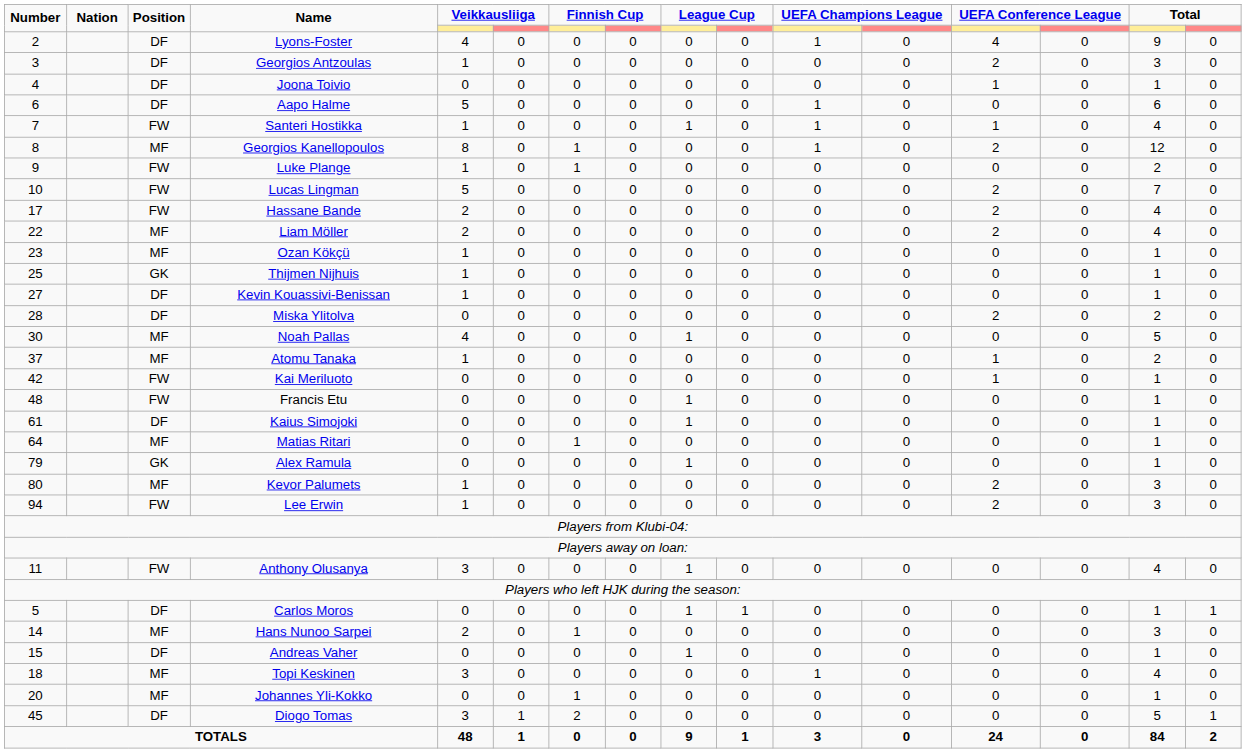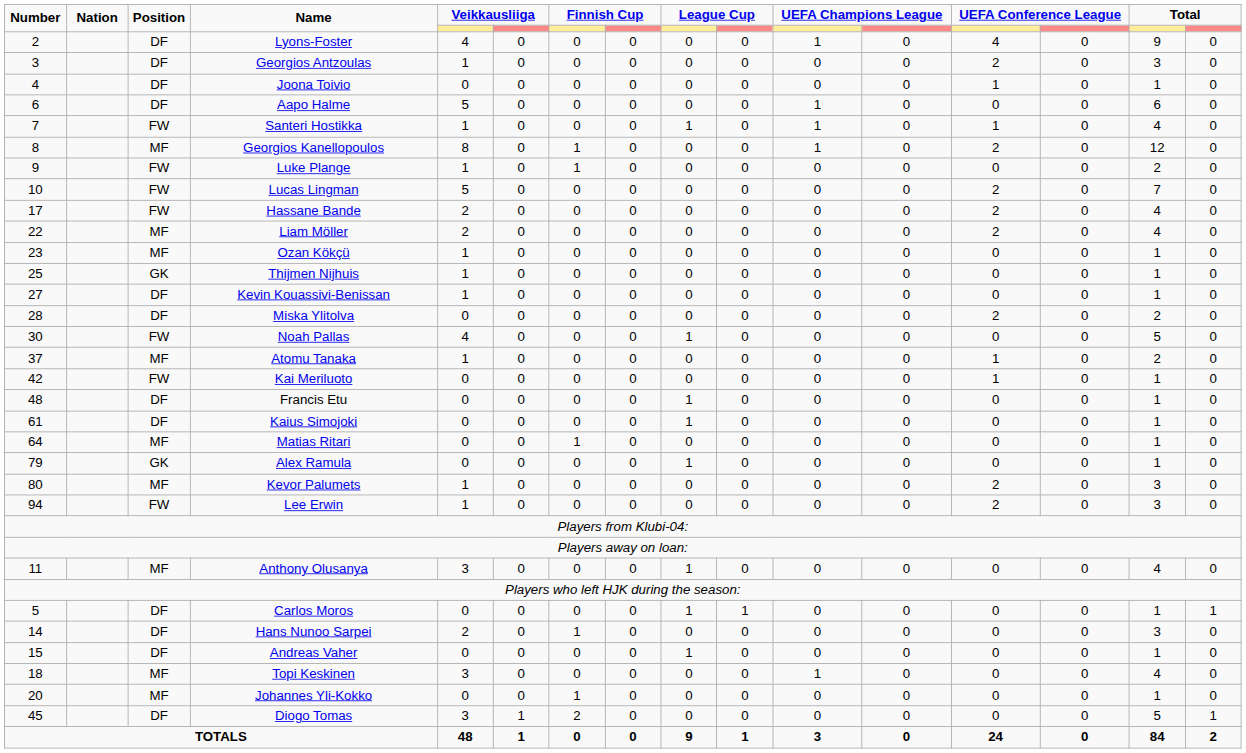(159, 337) MF -> (159, 337) FW
(159, 400) FW -> (159, 400) DF
(159, 568) FW -> (159, 568) MF
(159, 631) MF -> (159, 631) DF
